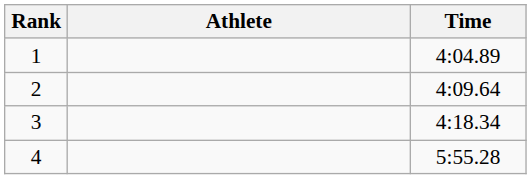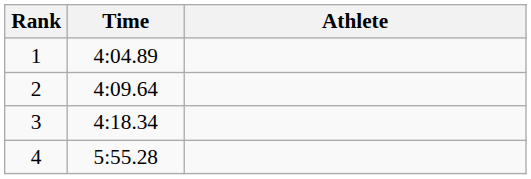columns swapped: (239, 21) <-> (468, 21)
